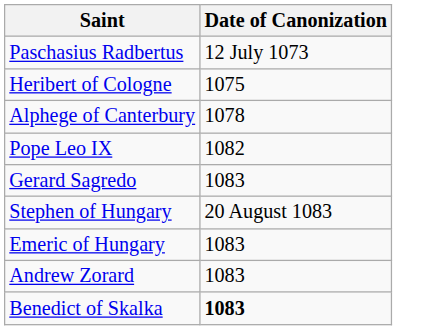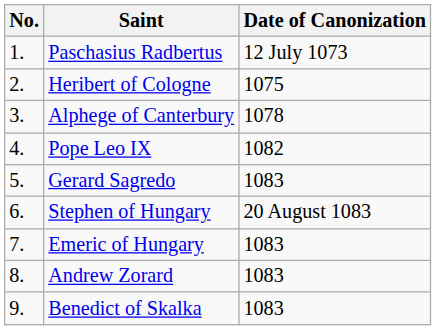+ column: (24, 20)
(225, 308) bold -> (264, 308) normal
